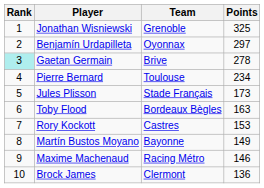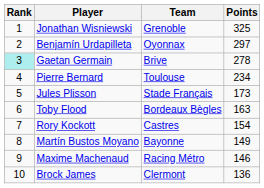(242, 126) 153 -> (242, 126) 154
